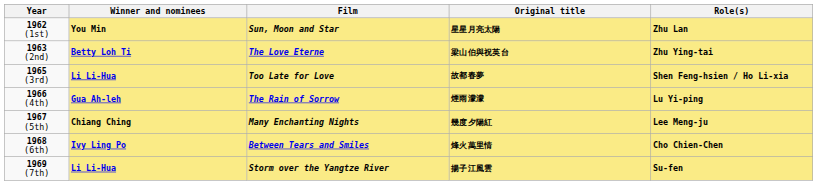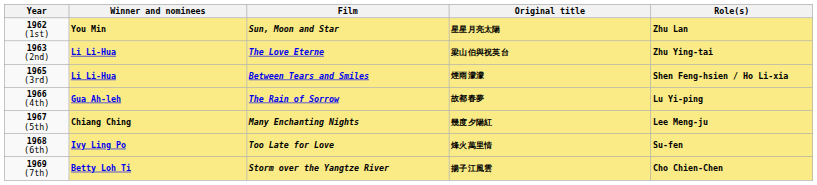(101, 53) Betty Loh Ti -> (94, 53) Li Li-Hua
(291, 76) Too Late for Love -> (309, 76) Between Tears and Smiles
(468, 75) 故都春夢 -> (468, 75) 煙雨濛濛
(468, 99) 煙雨濛濛 -> (468, 99) 故都春夢
(309, 145) Between Tears and Smiles -> (291, 145) Too Late for Love
(688, 145) Cho Chien-Chen -> (668, 145) Su-fen
(94, 168) Li Li-Hua -> (101, 168) Betty Loh Ti
(668, 168) Su-fen -> (688, 168) Cho Chien-Chen
